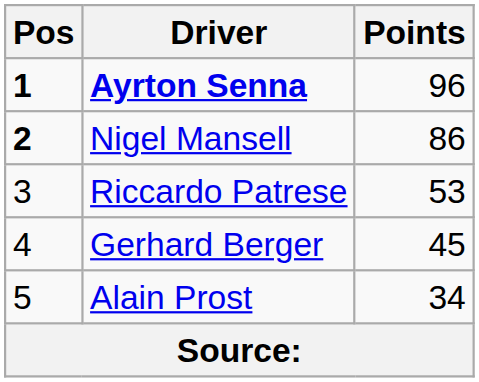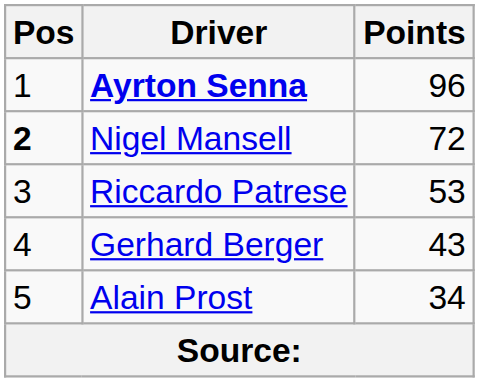(22, 85) bold -> (22, 85) normal
(447, 138) 86 -> (447, 138) 72
(447, 245) 45 -> (447, 245) 43
